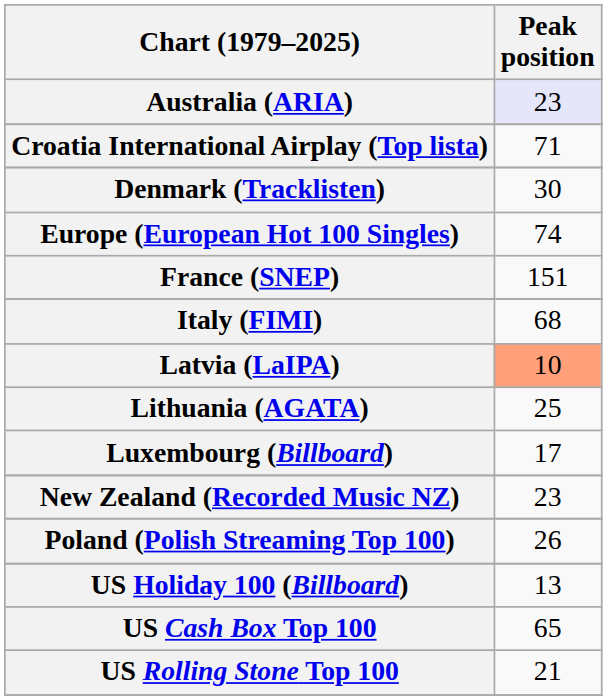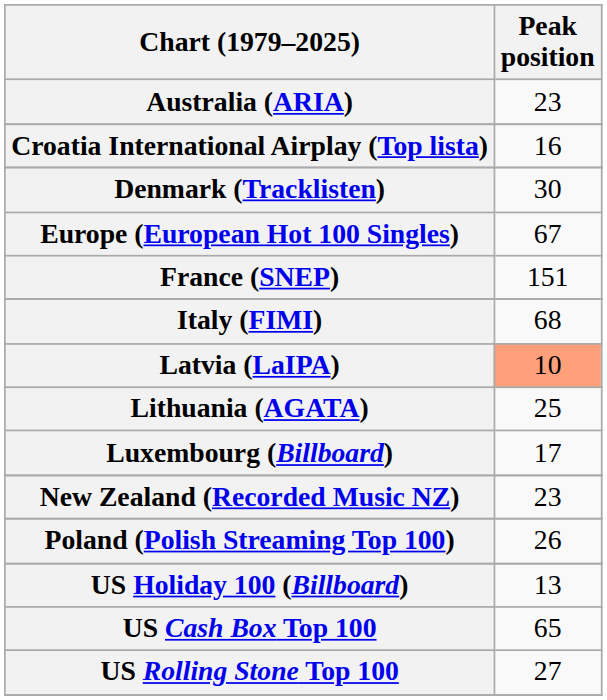(548, 101) lavender background -> (548, 101) no background
(548, 145) 71 -> (548, 145) 16
(548, 233) 74 -> (548, 233) 67
(548, 672) 21 -> (548, 672) 27
